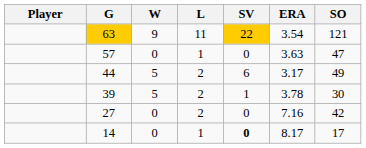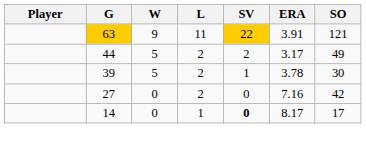(292, 34) 3.54 -> (292, 34) 3.91
- row: (109, 53)
(246, 73) 6 -> (246, 53) 2
